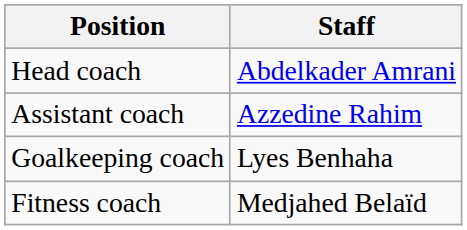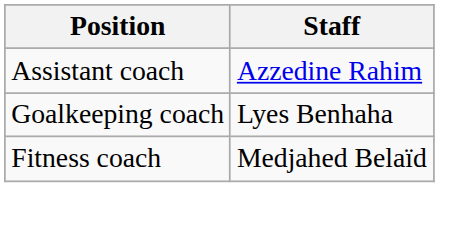- row: (76, 70)
